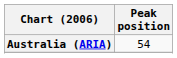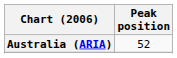(144, 44) 54 -> (144, 44) 52
